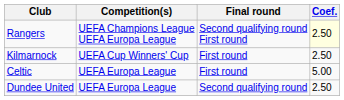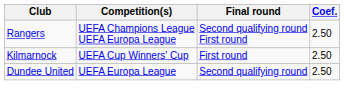(322, 34) lightyellow background -> (322, 34) no background
- row: (19, 71)
